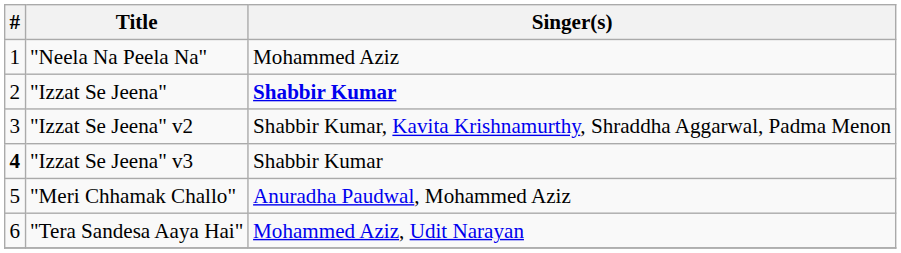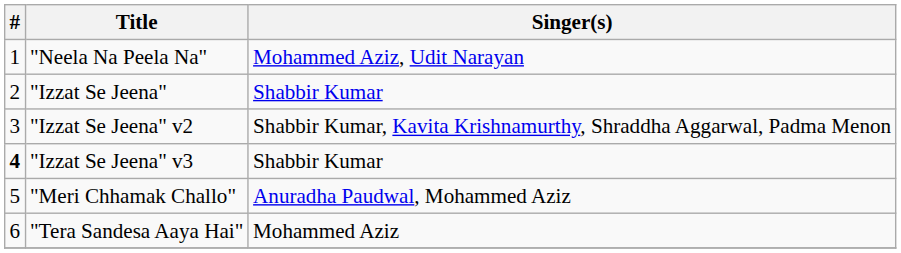(326, 56) Mohammed Aziz -> (389, 56) Mohammed Aziz, Udit Narayan
(325, 91) bold -> (318, 91) normal
(389, 231) Mohammed Aziz, Udit Narayan -> (326, 231) Mohammed Aziz
